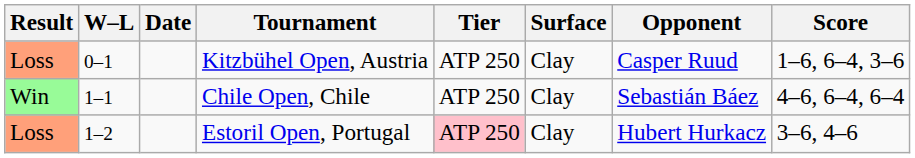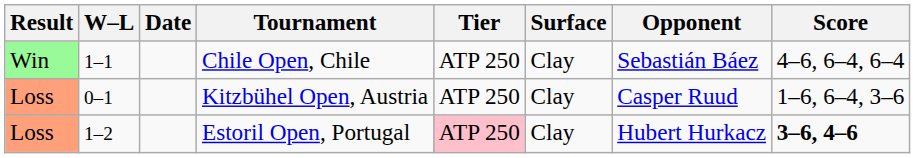rows swapped: (315, 59) <-> (286, 96)
(817, 133) normal -> (817, 133) bold
